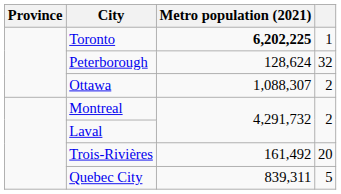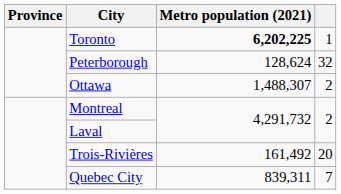(282, 85) 1,088,307 -> (282, 85) 1,488,307
(329, 177) 5 -> (329, 177) 7
